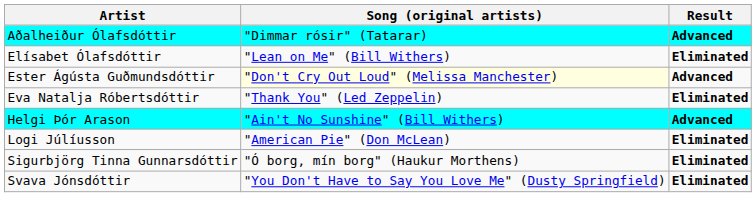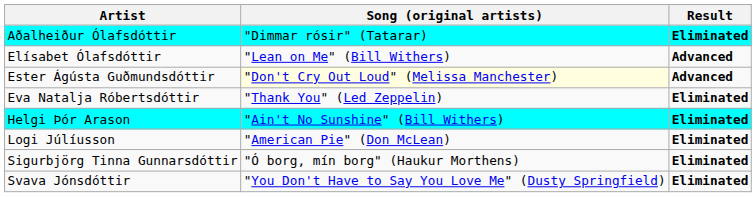(702, 36) Advanced -> (710, 36) Eliminated
(710, 56) Eliminated -> (702, 56) Advanced
(702, 119) Advanced -> (710, 119) Eliminated
